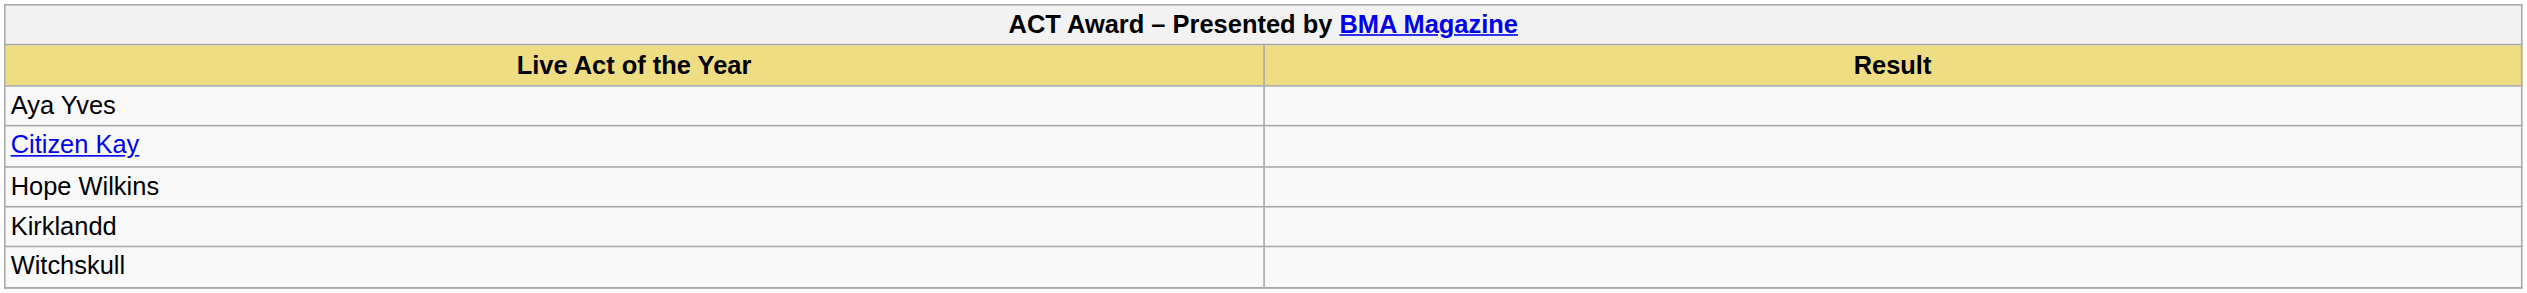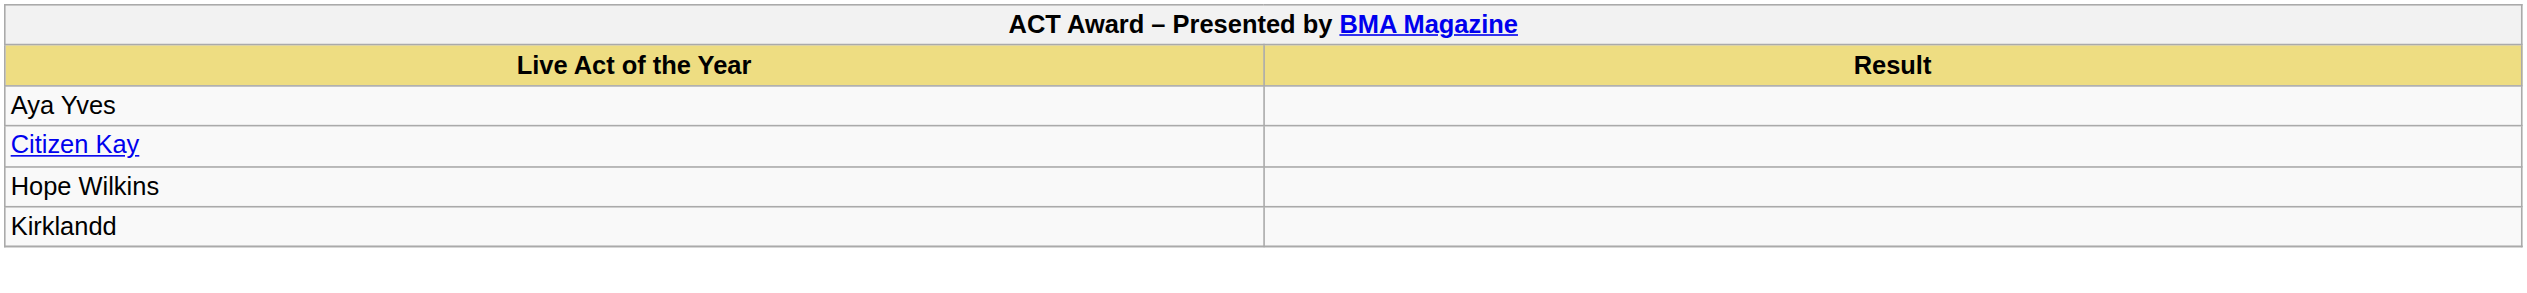- row: (68, 266)
